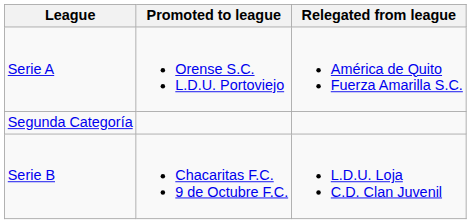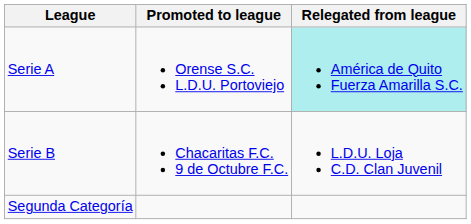(379, 77) no background -> (379, 77) paleturquoise background
rows swapped: (31, 176) <-> (70, 122)
